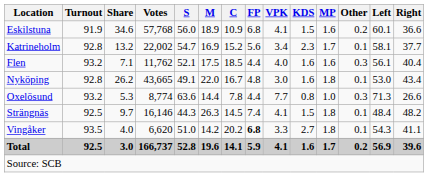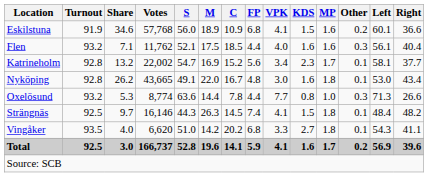rows swapped: (16, 63) <-> (33, 46)
(254, 130) bold -> (254, 130) normal
